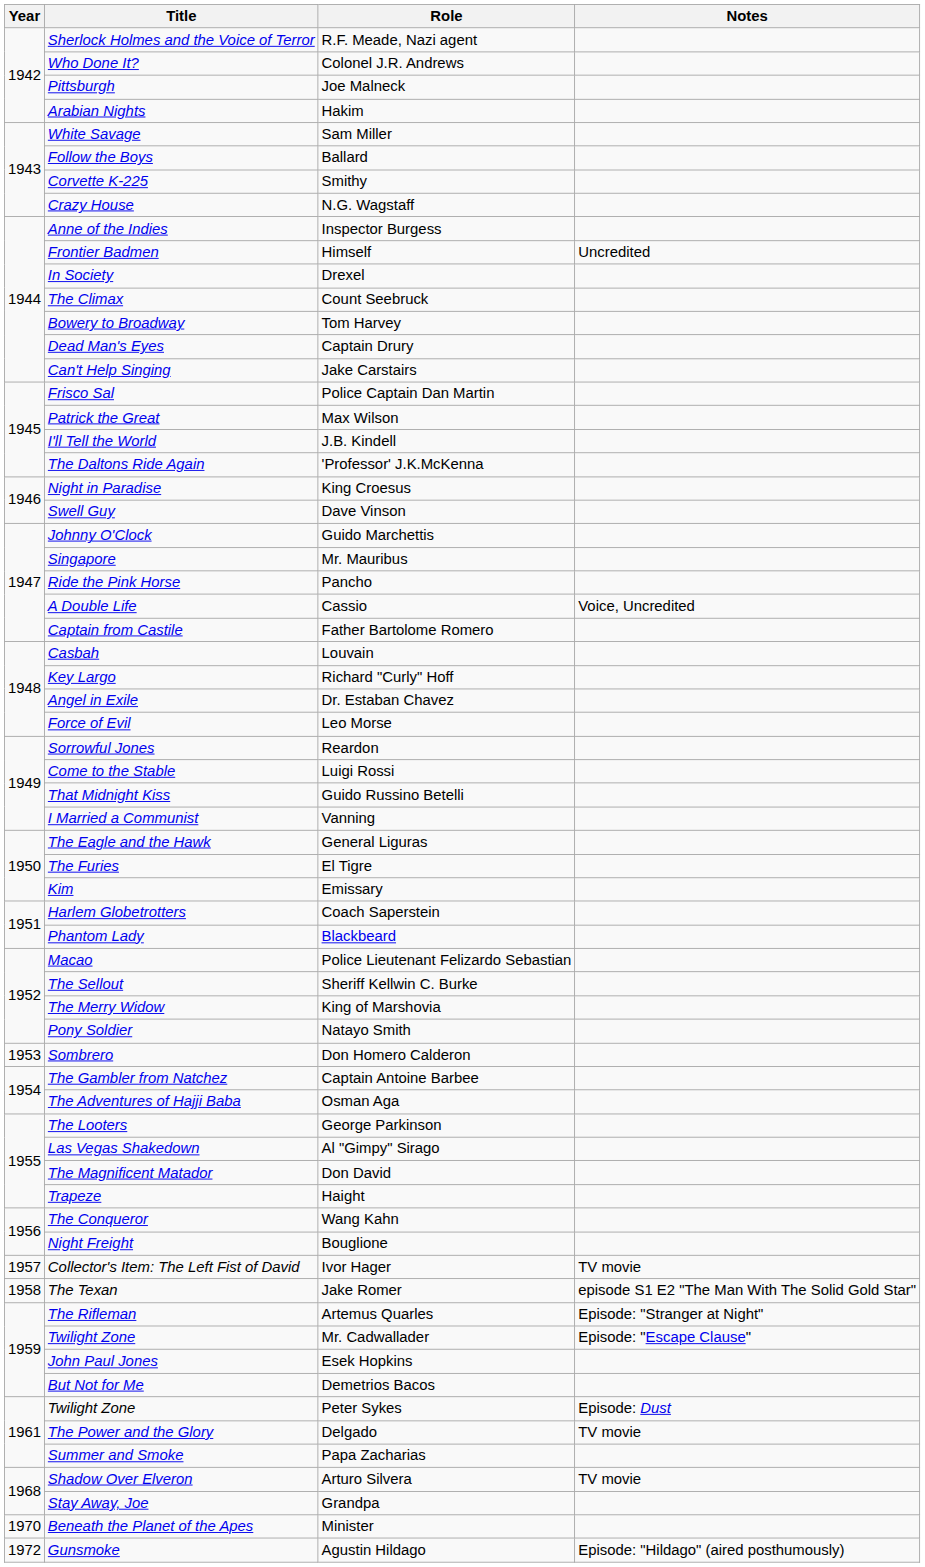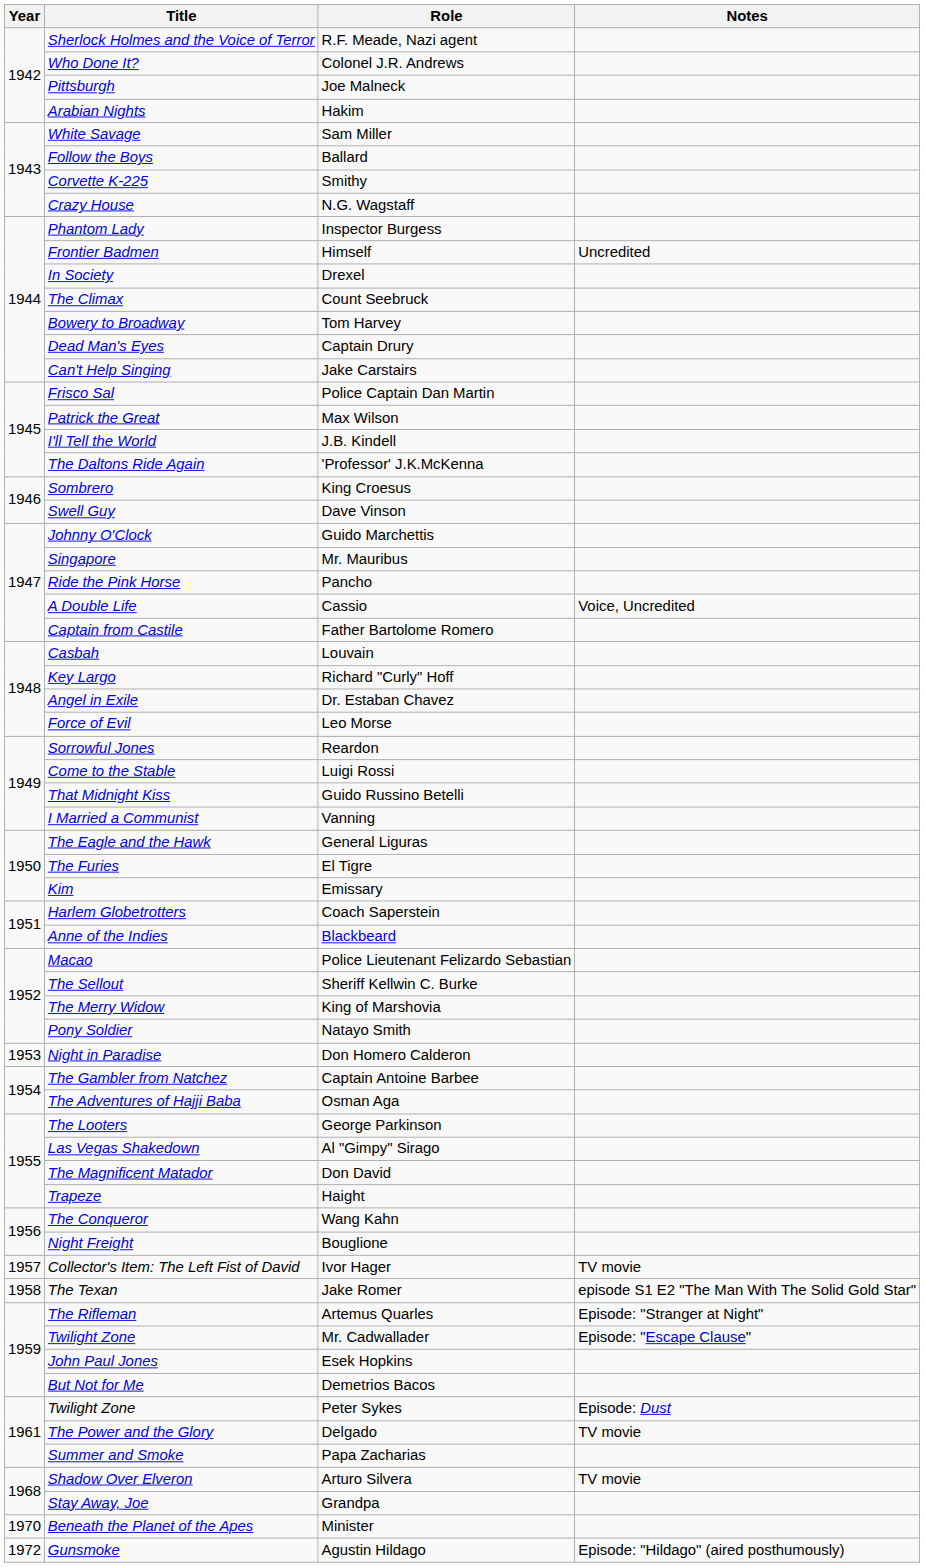(108, 228) Anne of the Indies -> (96, 228) Phantom Lady
(105, 488) Night in Paradise -> (81, 488) Sombrero
(96, 936) Phantom Lady -> (108, 936) Anne of the Indies
(81, 1054) Sombrero -> (105, 1054) Night in Paradise
